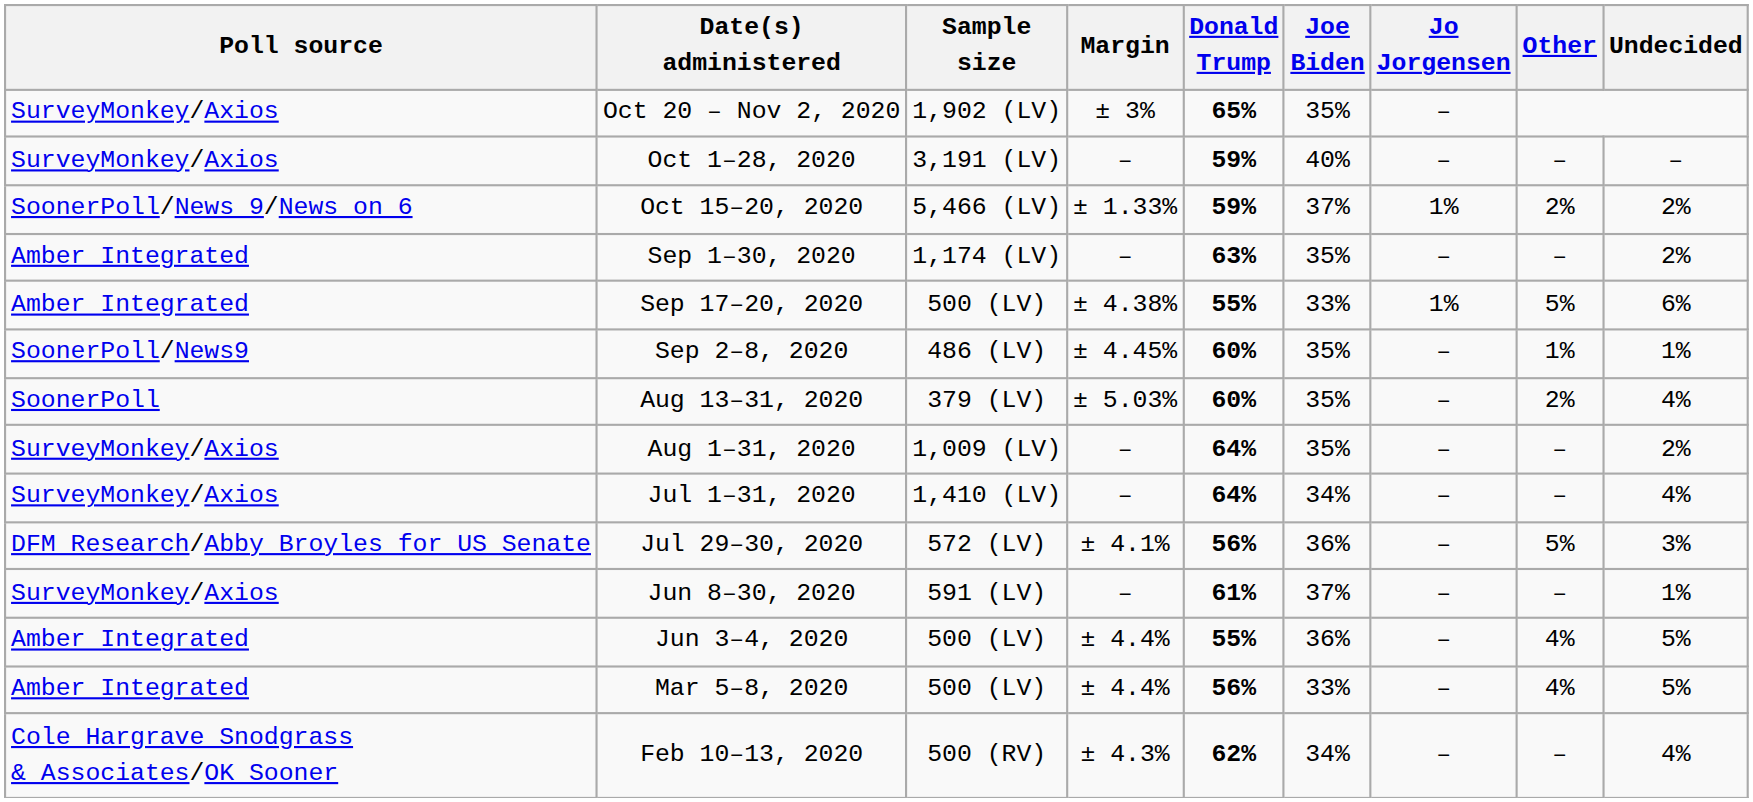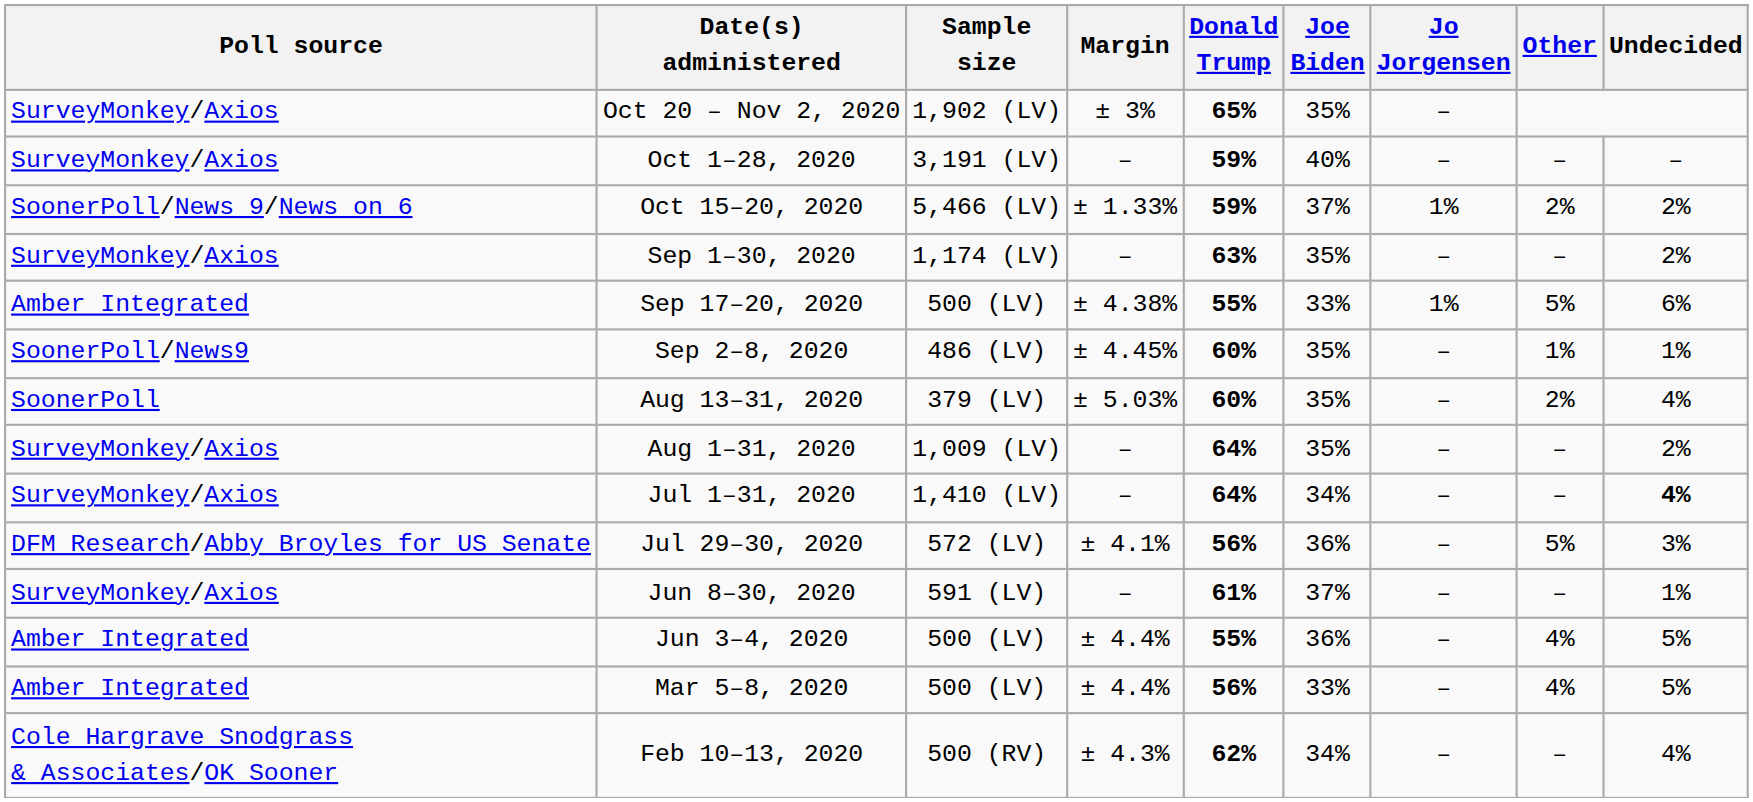(130, 256) Amber Integrated -> (145, 256) SurveyMonkey/Axios
(1676, 496) normal -> (1676, 496) bold
